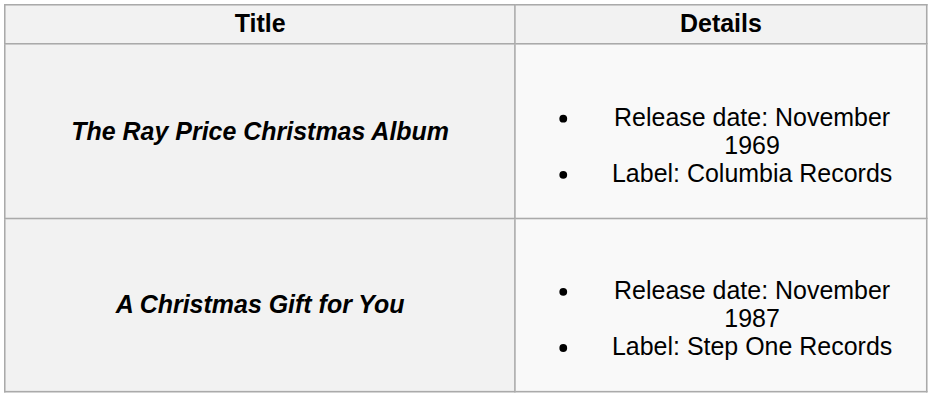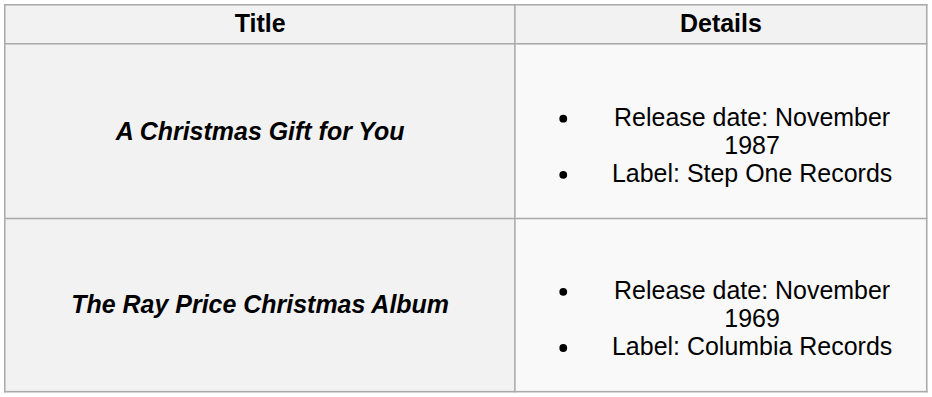rows swapped: (260, 130) <-> (260, 304)
